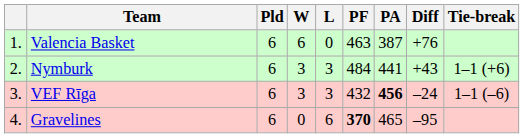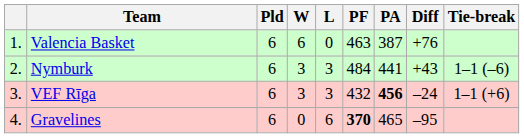(482, 68) 1–1 (+6) -> (482, 68) 1–1 (–6)
(482, 94) 1–1 (–6) -> (482, 94) 1–1 (+6)
